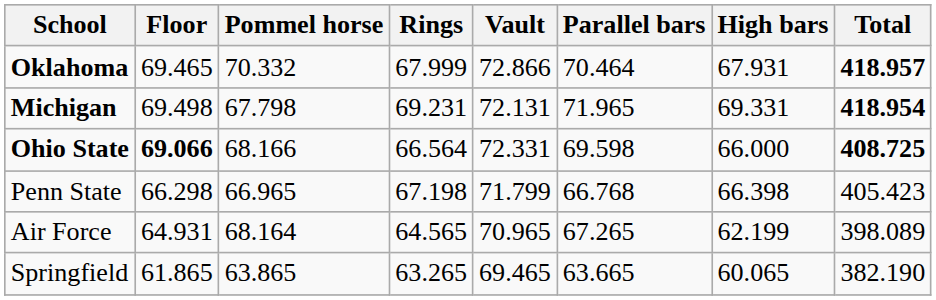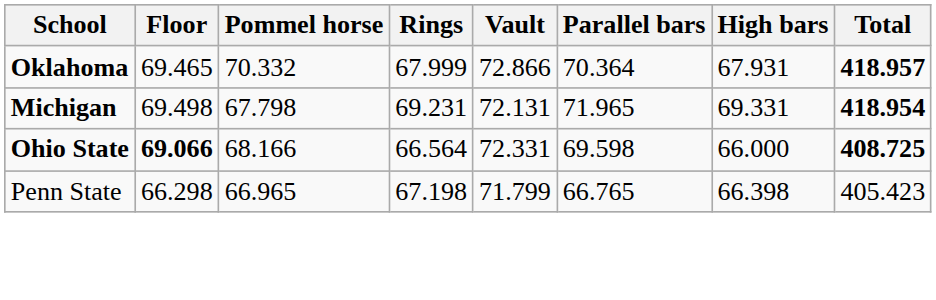(599, 66) 70.464 -> (599, 66) 70.364
(599, 190) 66.768 -> (599, 190) 66.765
- row: (61, 231)
- row: (70, 273)
